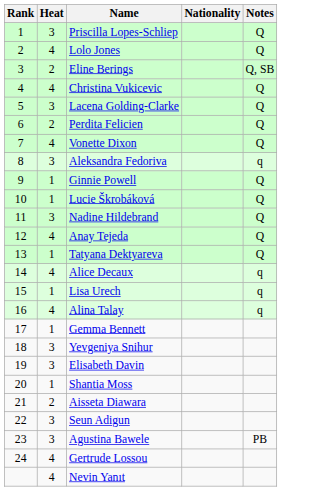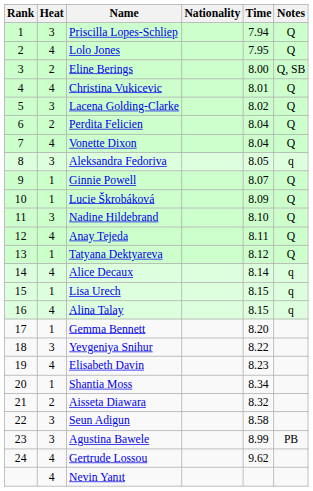+ column: (258, 13)
(52, 365) 3 -> (52, 365) 4
